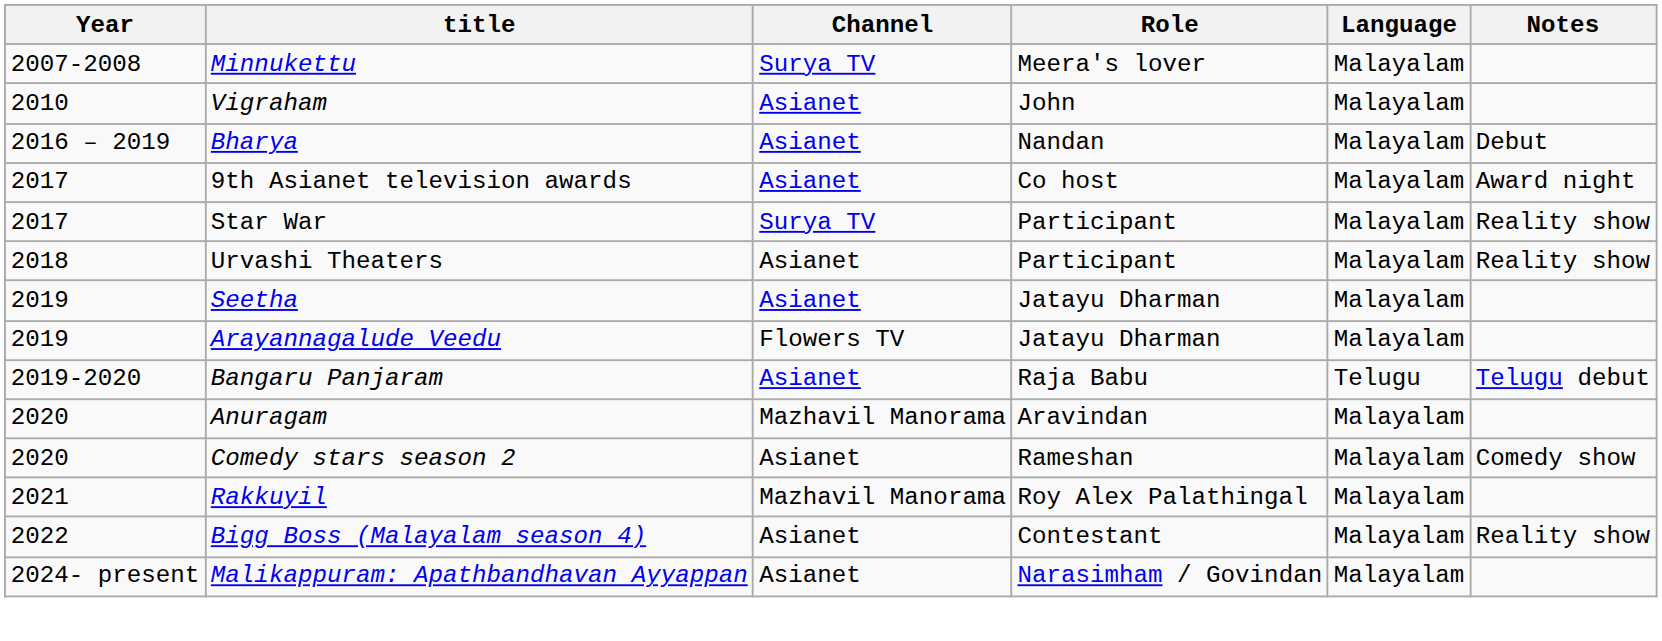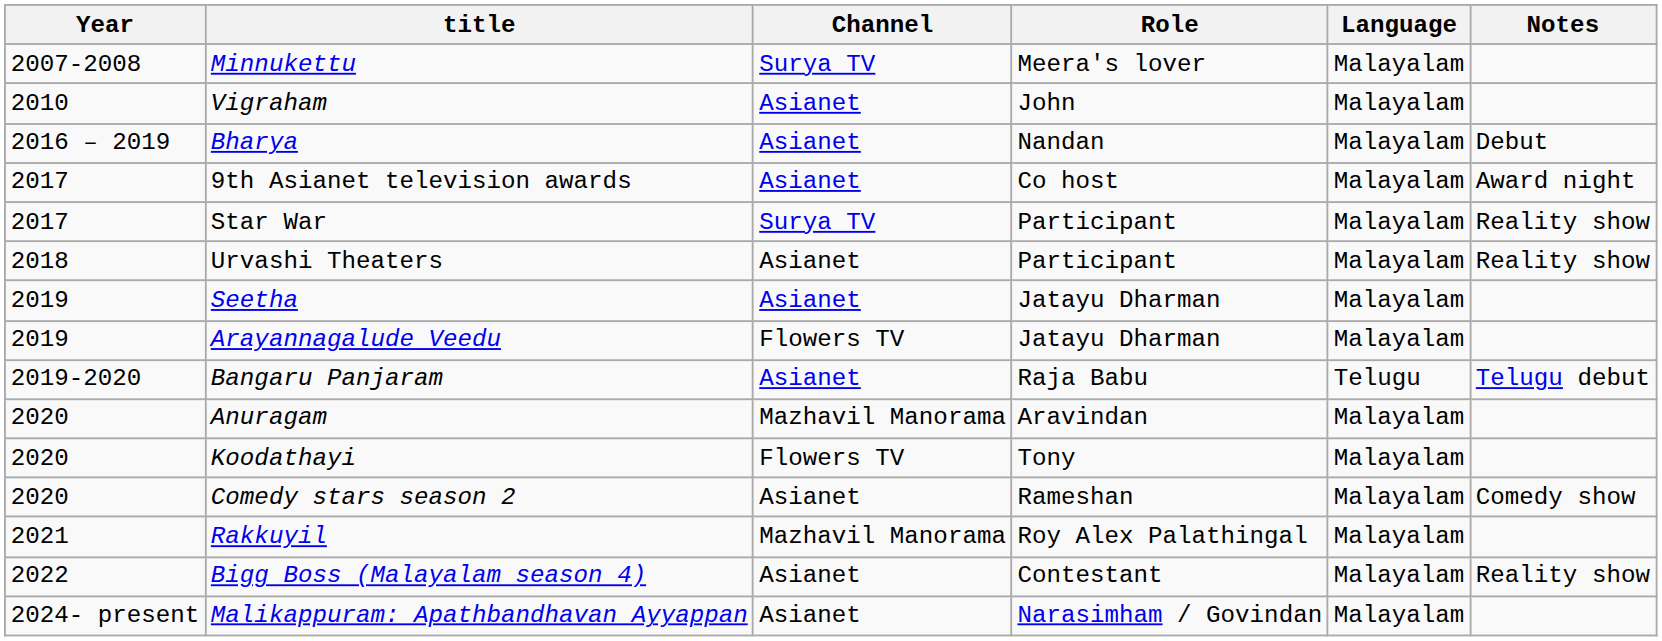+ row: (283, 458)
